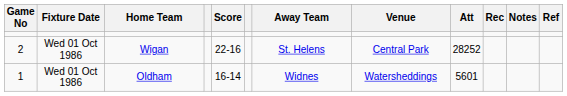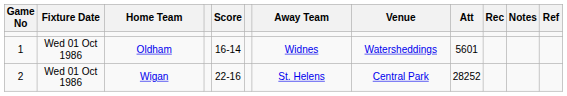rows swapped: (154, 77) <-> (154, 50)
